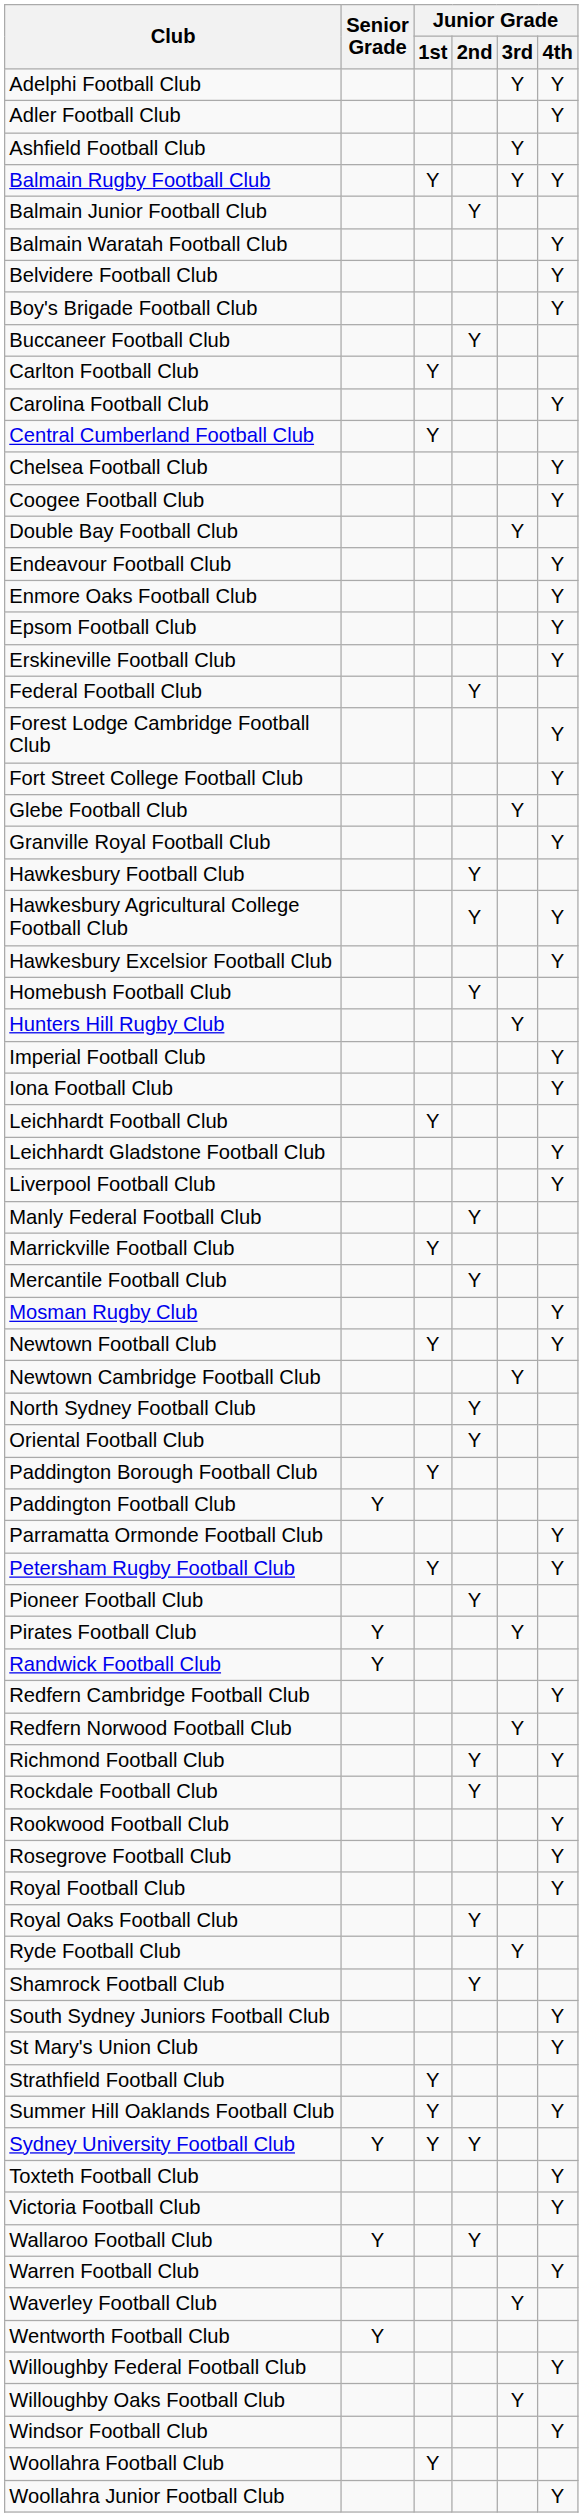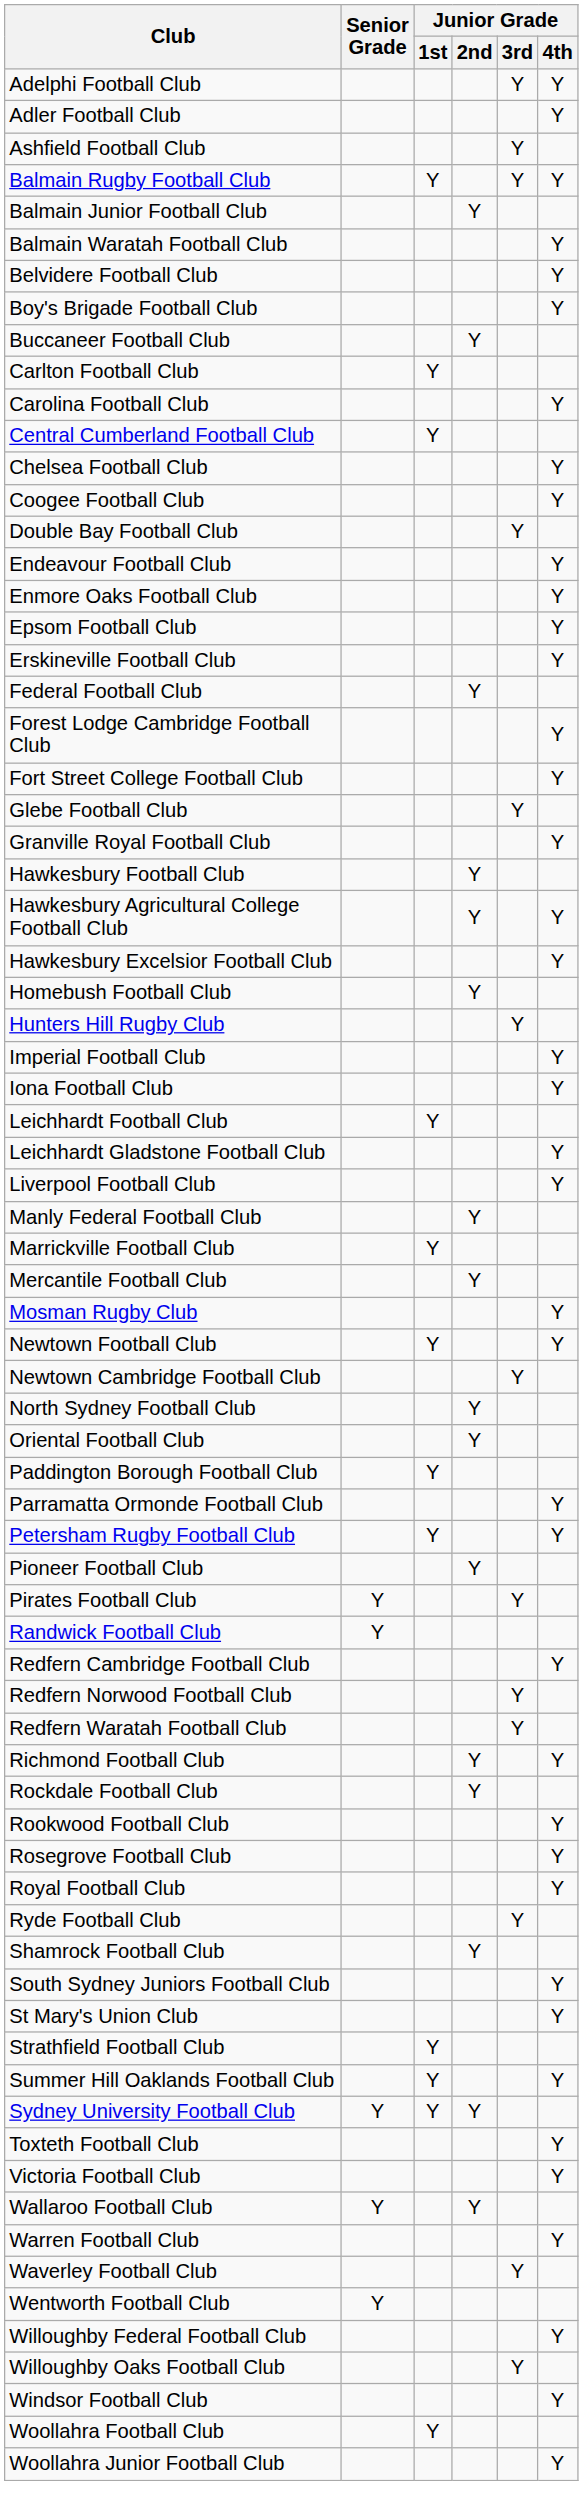- row: (122, 1504)
+ row: (148, 1728)
- row: (124, 1920)
